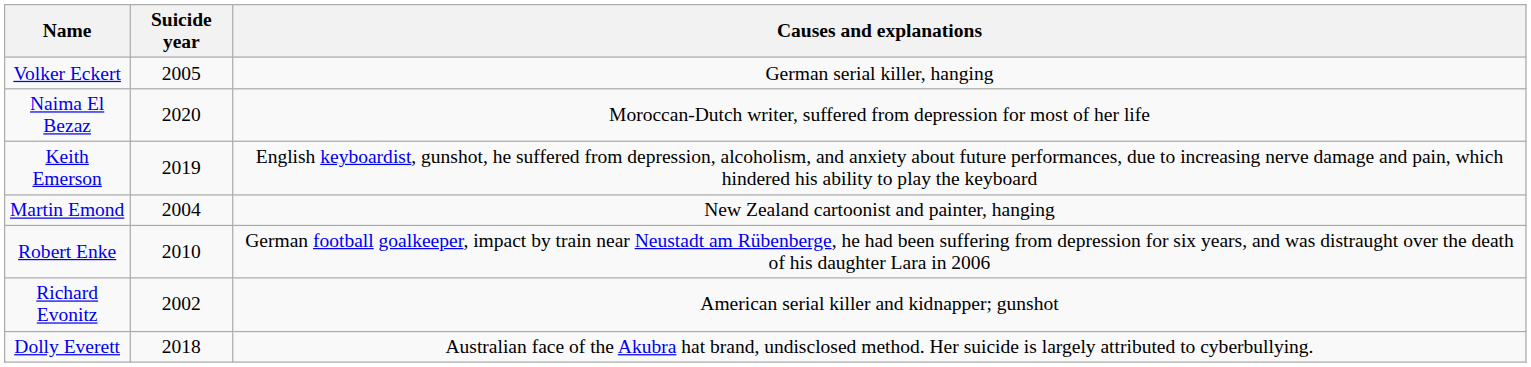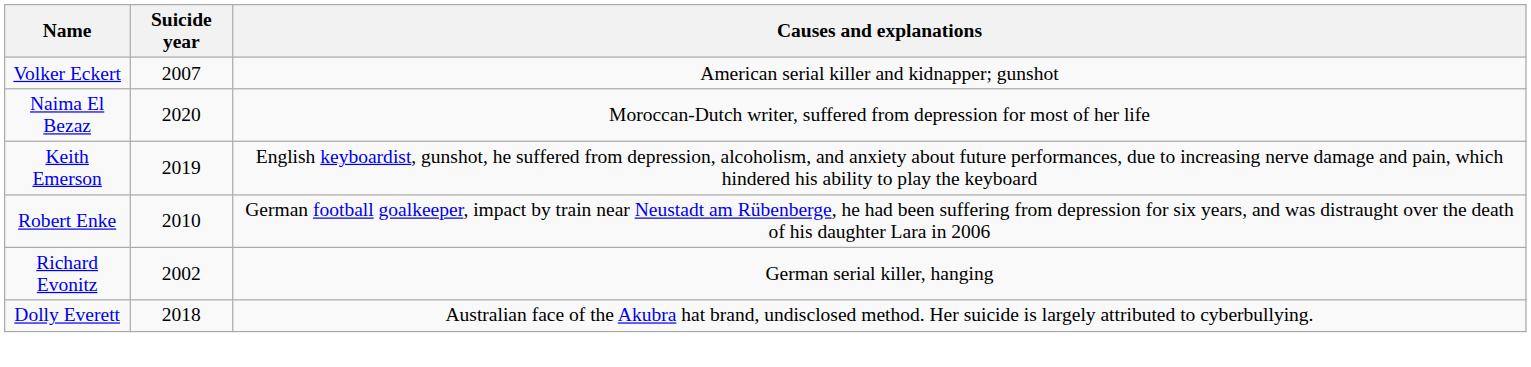(181, 72) 2005 -> (181, 72) 2007
(879, 72) German serial killer, hanging -> (879, 72) American serial killer and kidnapper; gunshot
- row: (67, 209)
(879, 304) American serial killer and kidnapper; gunshot -> (879, 273) German serial killer, hanging
